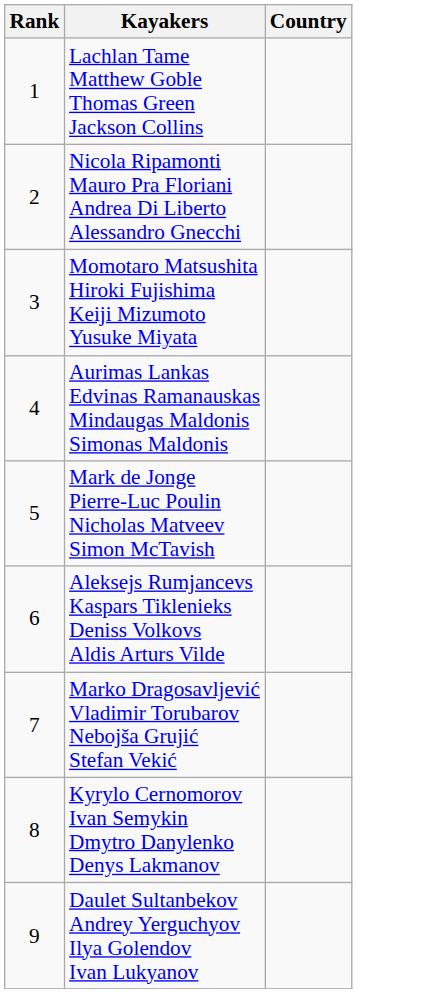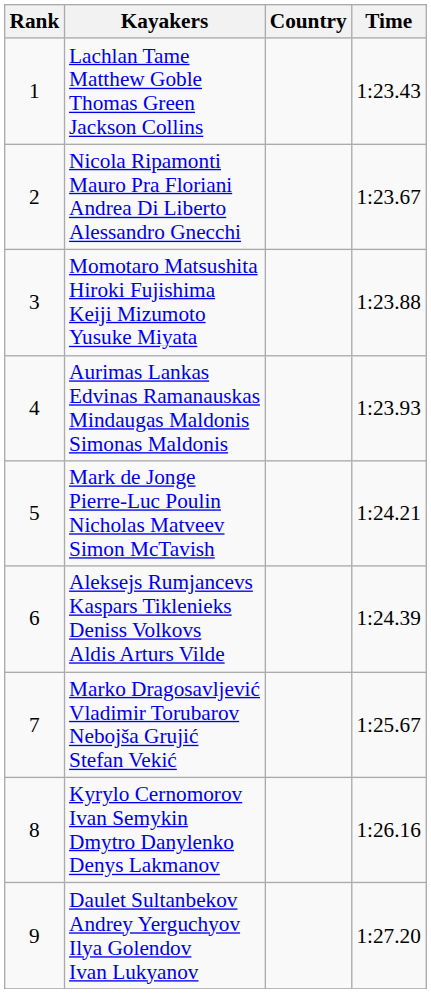+ column: (389, 21)
